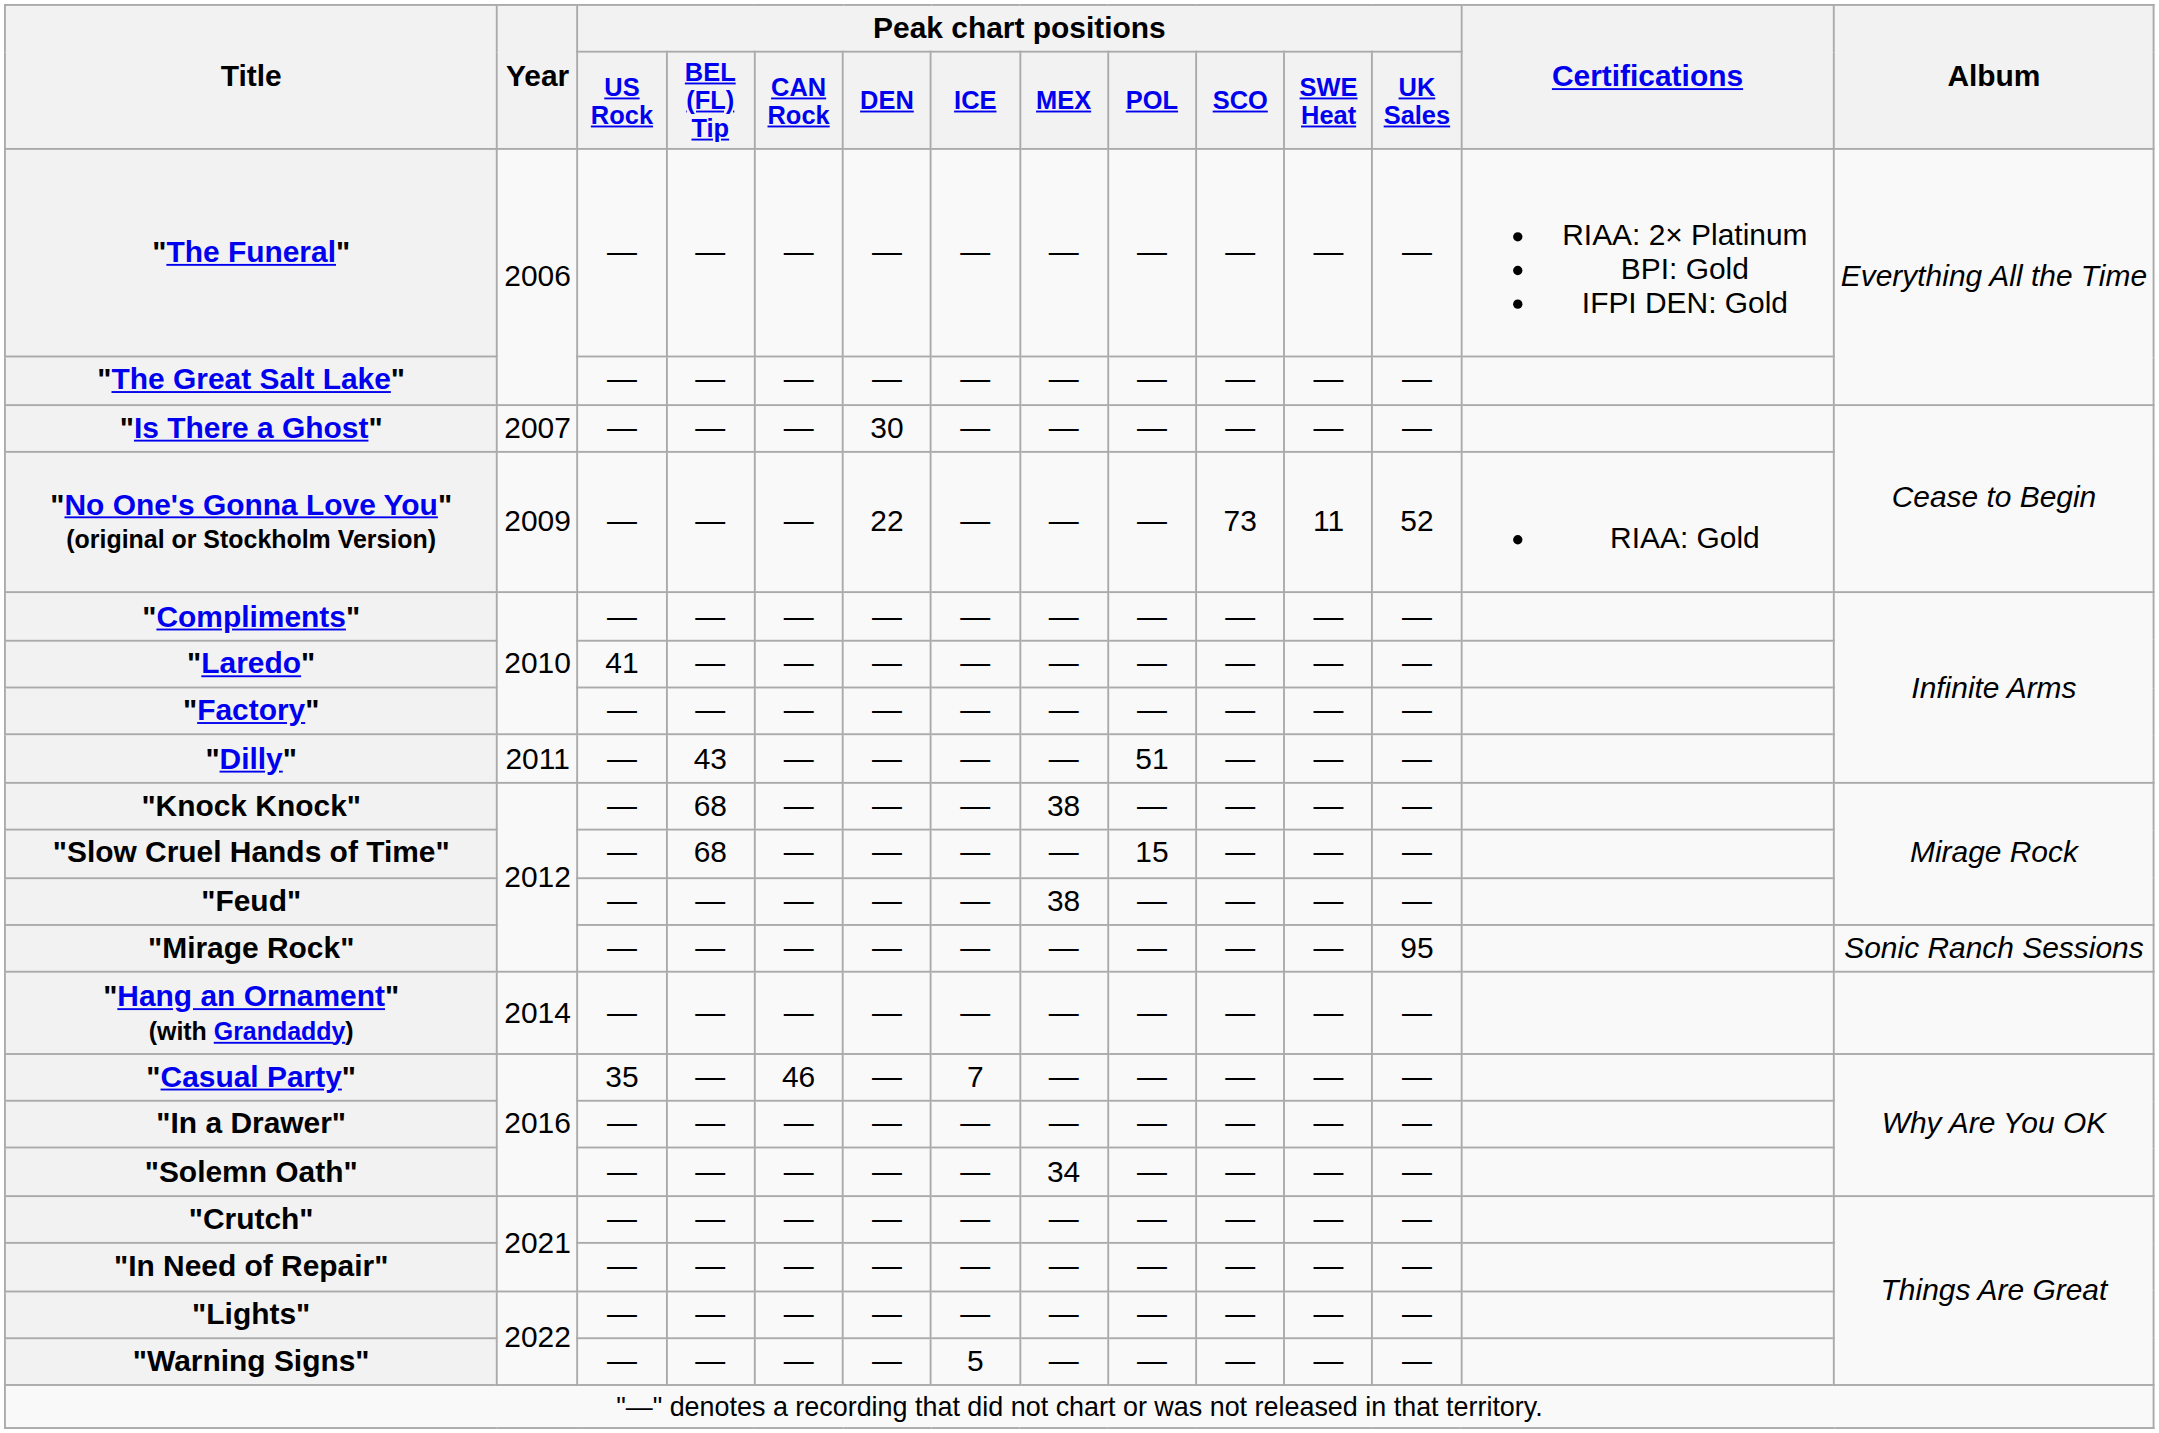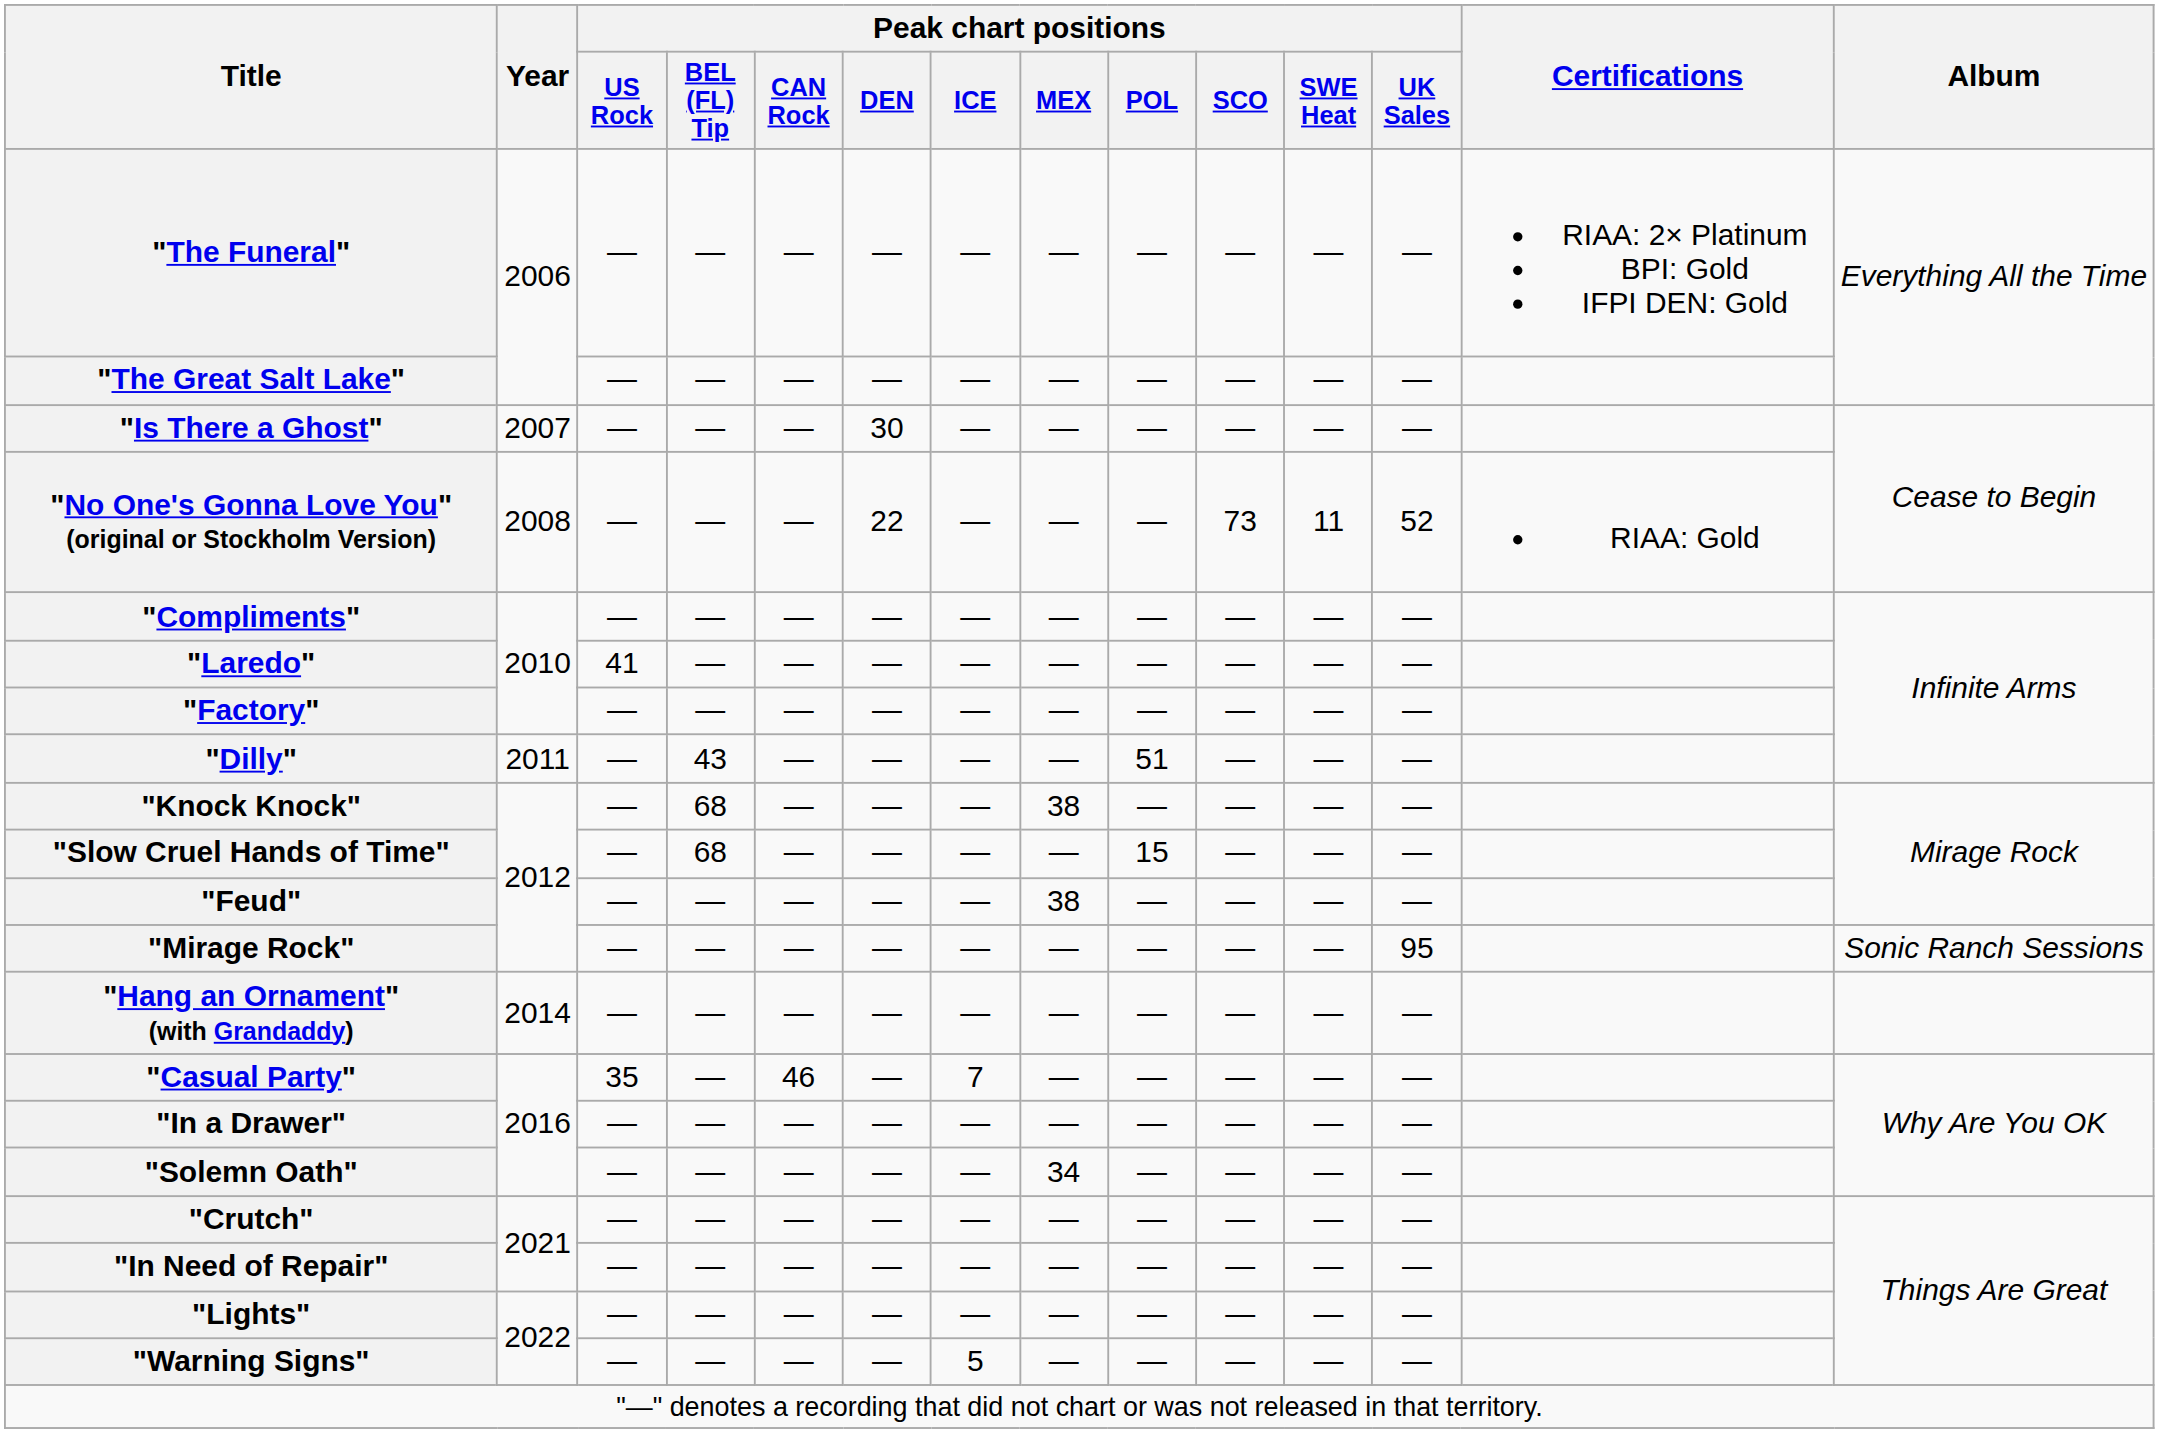(538, 521) 2009 -> (538, 521) 2008
